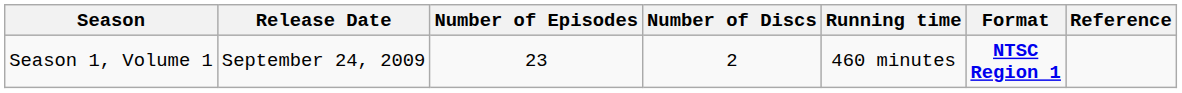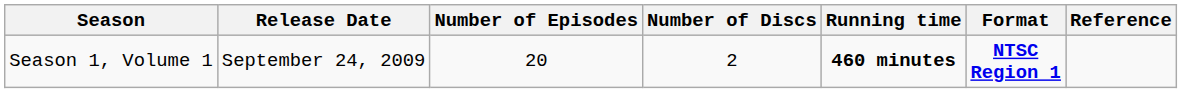(536, 62) 23 -> (536, 62) 20
(894, 62) normal -> (894, 62) bold
